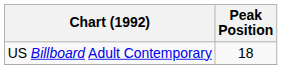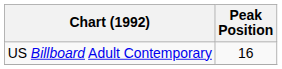(246, 53) 18 -> (246, 53) 16
